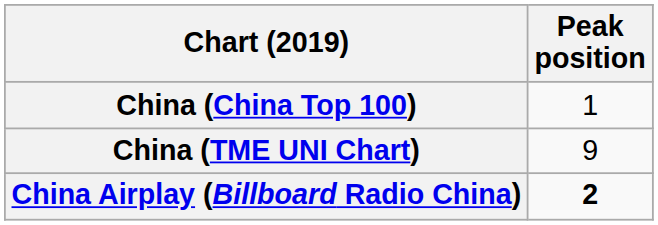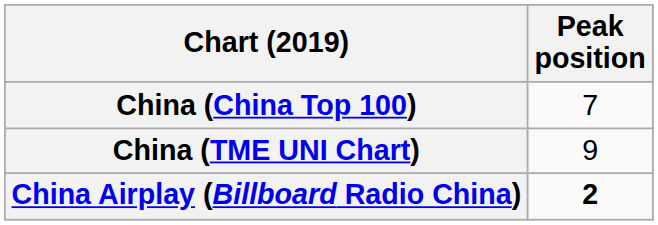(590, 104) 1 -> (590, 104) 7
